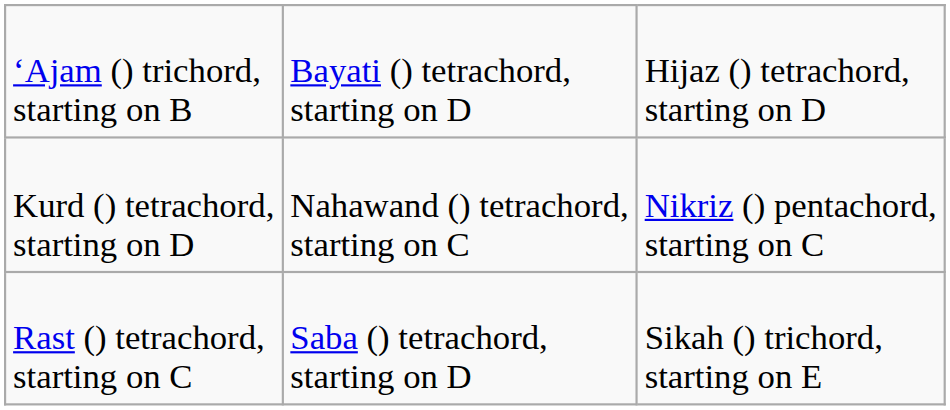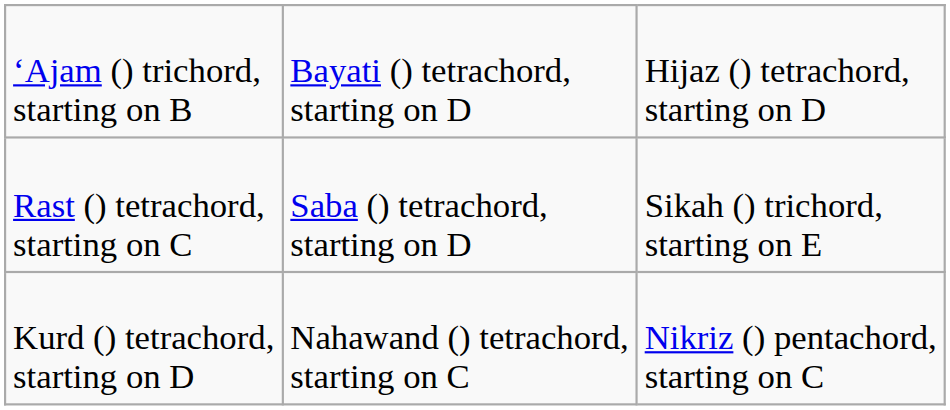rows swapped: (144, 223) <-> (139, 356)
